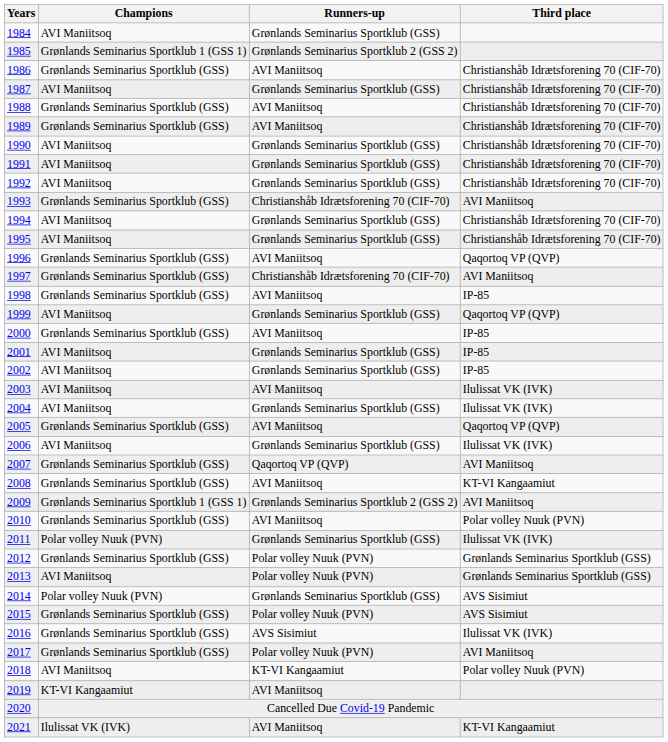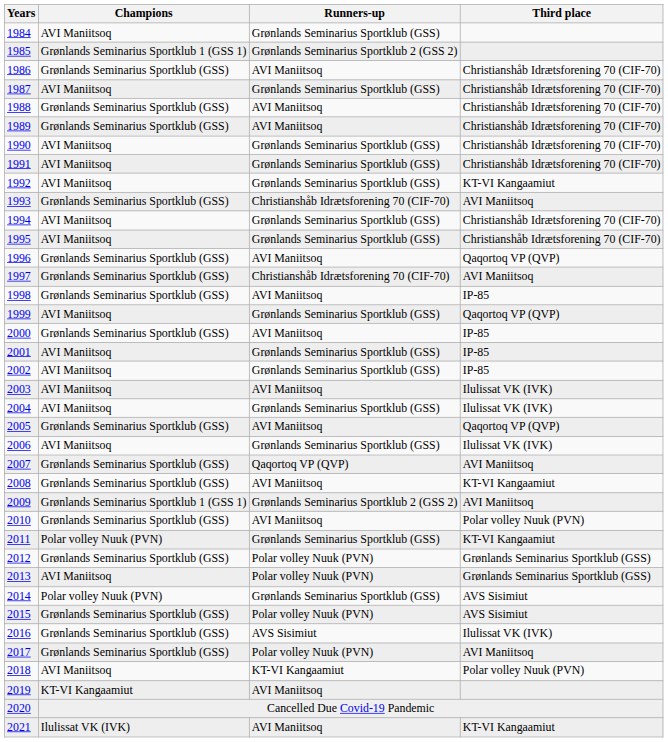(562, 182) Christianshåb Idrætsforening 70 (CIF-70) -> (509, 182) KT-VI Kangaamiut
(507, 539) Ilulissat VK (IVK) -> (509, 539) KT-VI Kangaamiut
